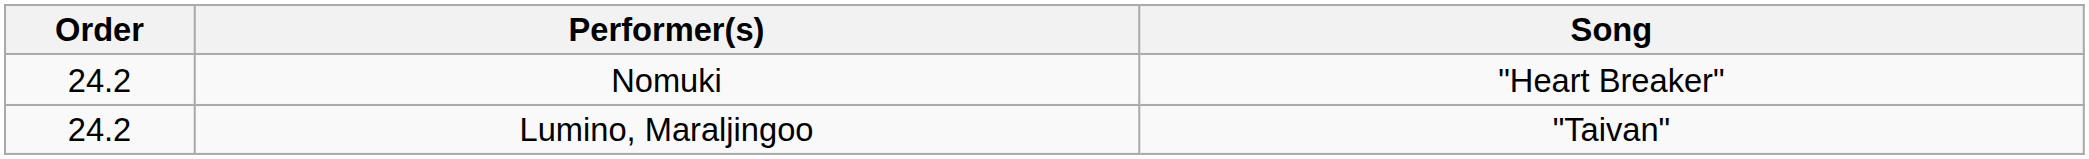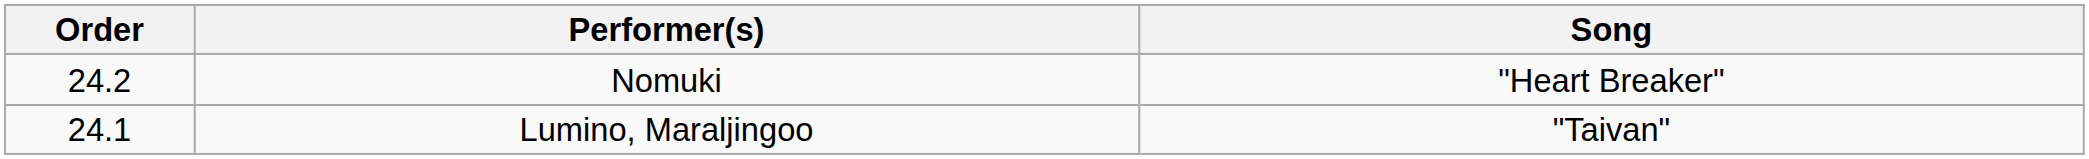(100, 129) 24.2 -> (100, 129) 24.1
